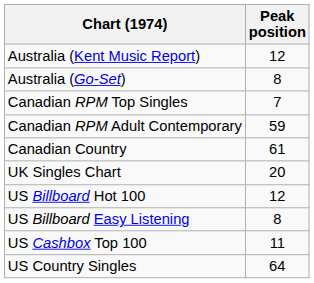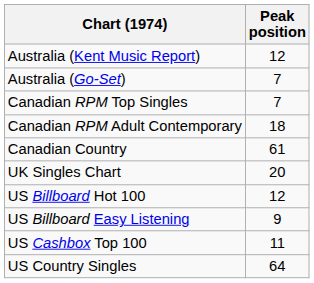(277, 79) 8 -> (277, 79) 7
(277, 126) 59 -> (277, 126) 18
(277, 219) 8 -> (277, 219) 9
